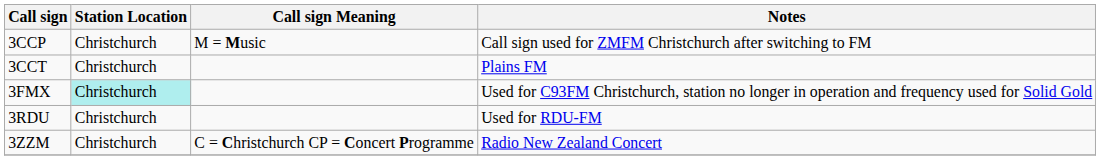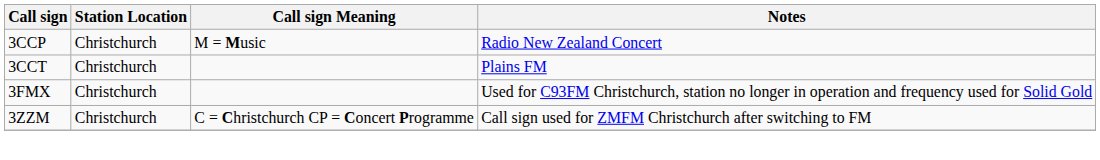(676, 42) Call sign used for ZMFM Christchurch after switching to FM -> (572, 42) Radio New Zealand Concert
(116, 92) paleturquoise background -> (116, 92) no background
- row: (29, 117)
(572, 142) Radio New Zealand Concert -> (676, 117) Call sign used for ZMFM Christchurch after switching to FM
